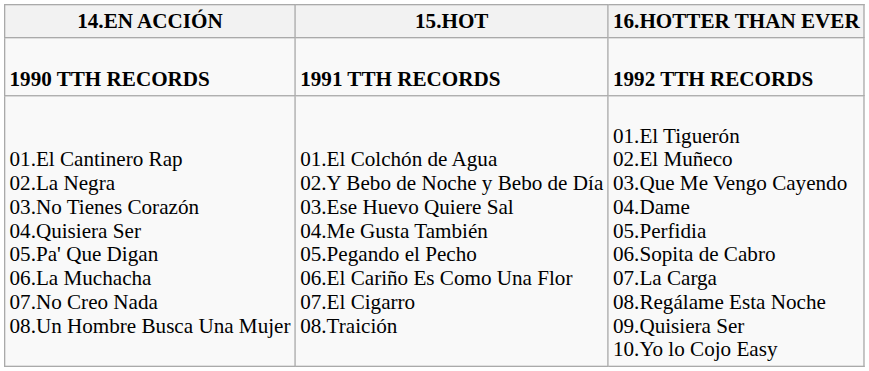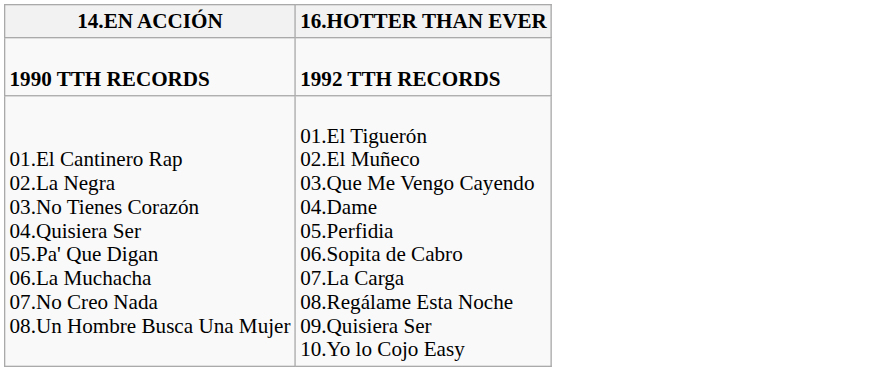- column: (452, 21)
